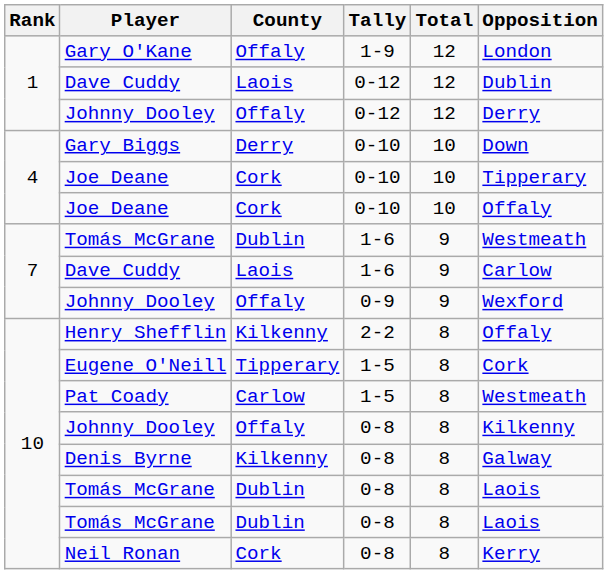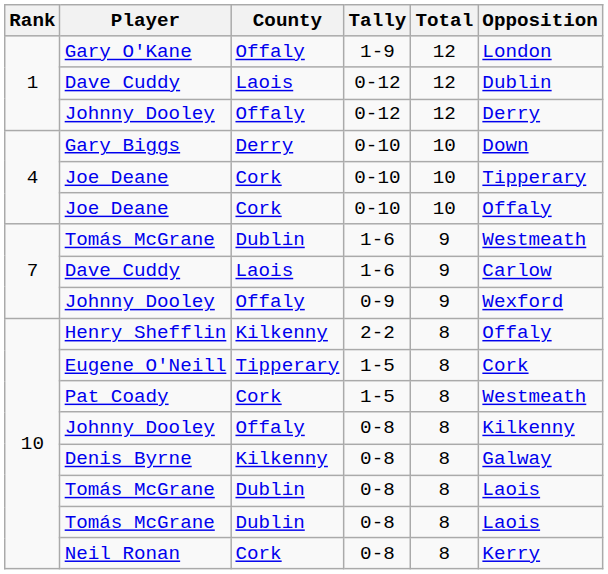(270, 397) Carlow -> (259, 397) Cork
